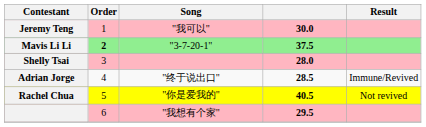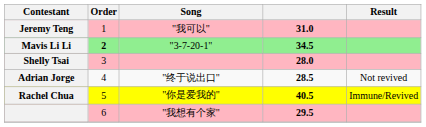(305, 29) 30.0 -> (305, 29) 31.0
(305, 45) 37.5 -> (305, 45) 34.5
(384, 78) Immune/Revived -> (384, 78) Not revived
(384, 95) Not revived -> (384, 95) Immune/Revived
